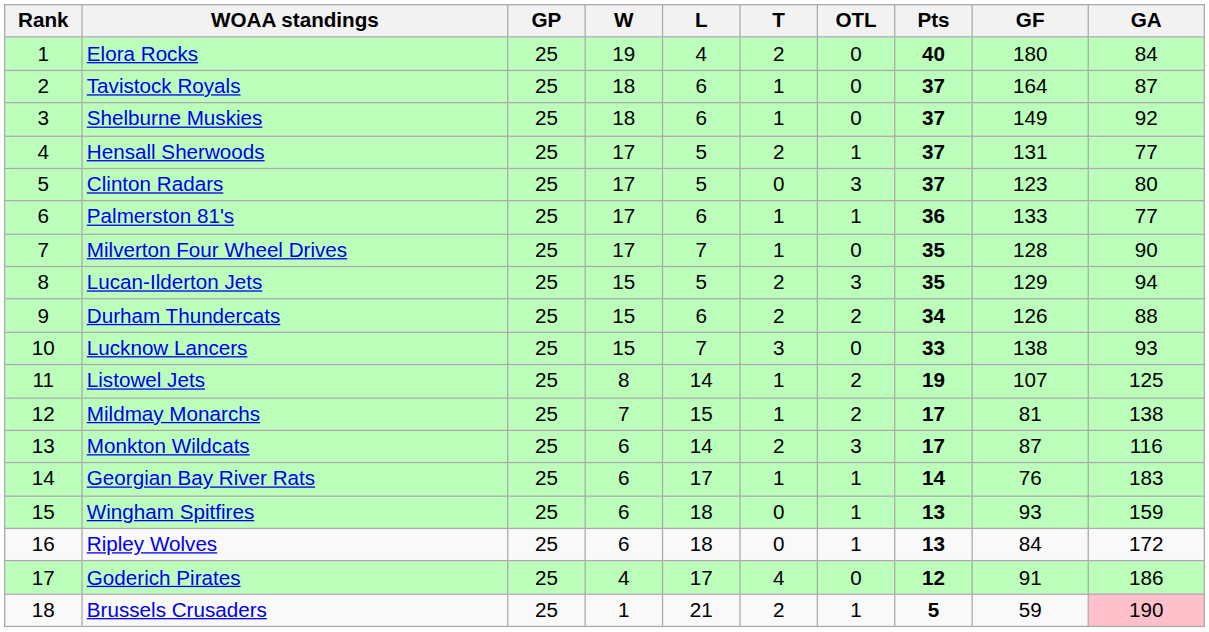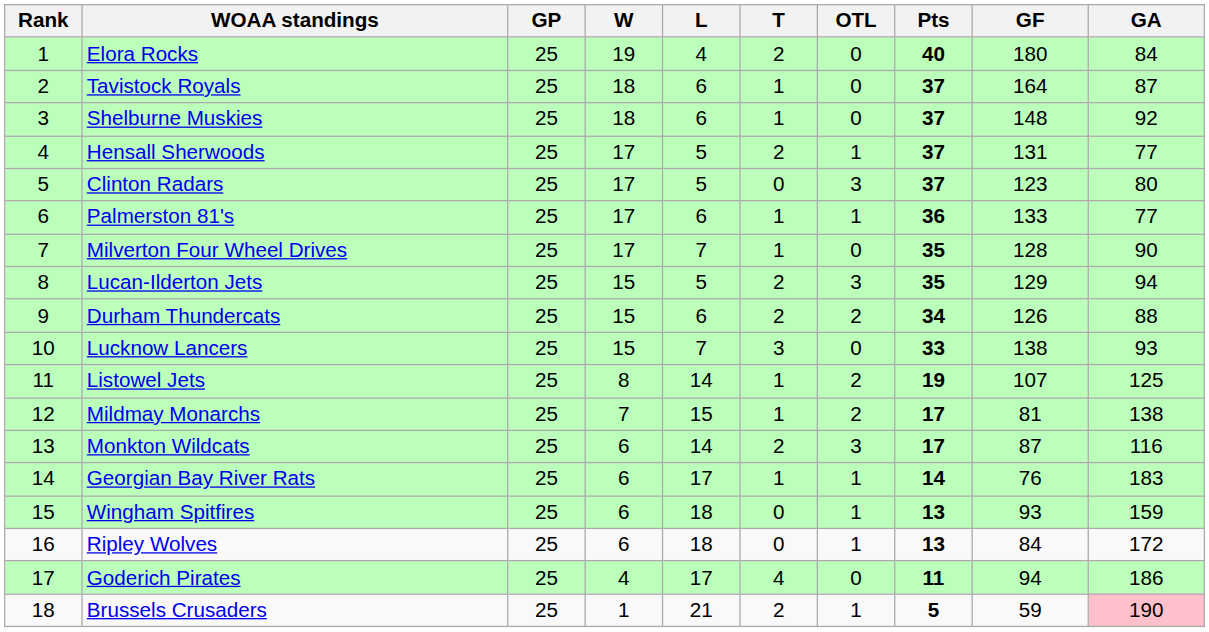(1030, 119) 149 -> (1030, 119) 148
(933, 577) 12 -> (933, 577) 11
(1030, 577) 91 -> (1030, 577) 94
